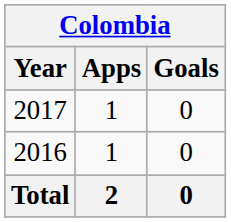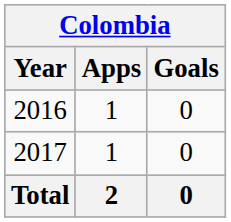rows swapped: (40, 152) <-> (40, 110)
